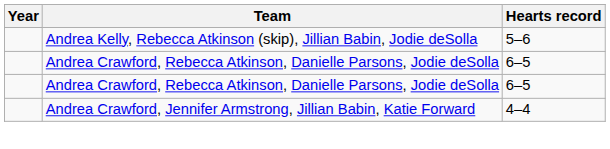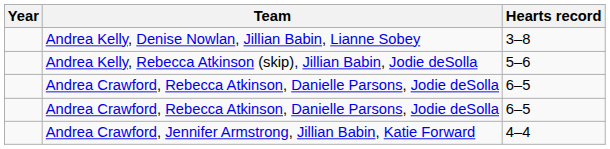+ row: (233, 39)
